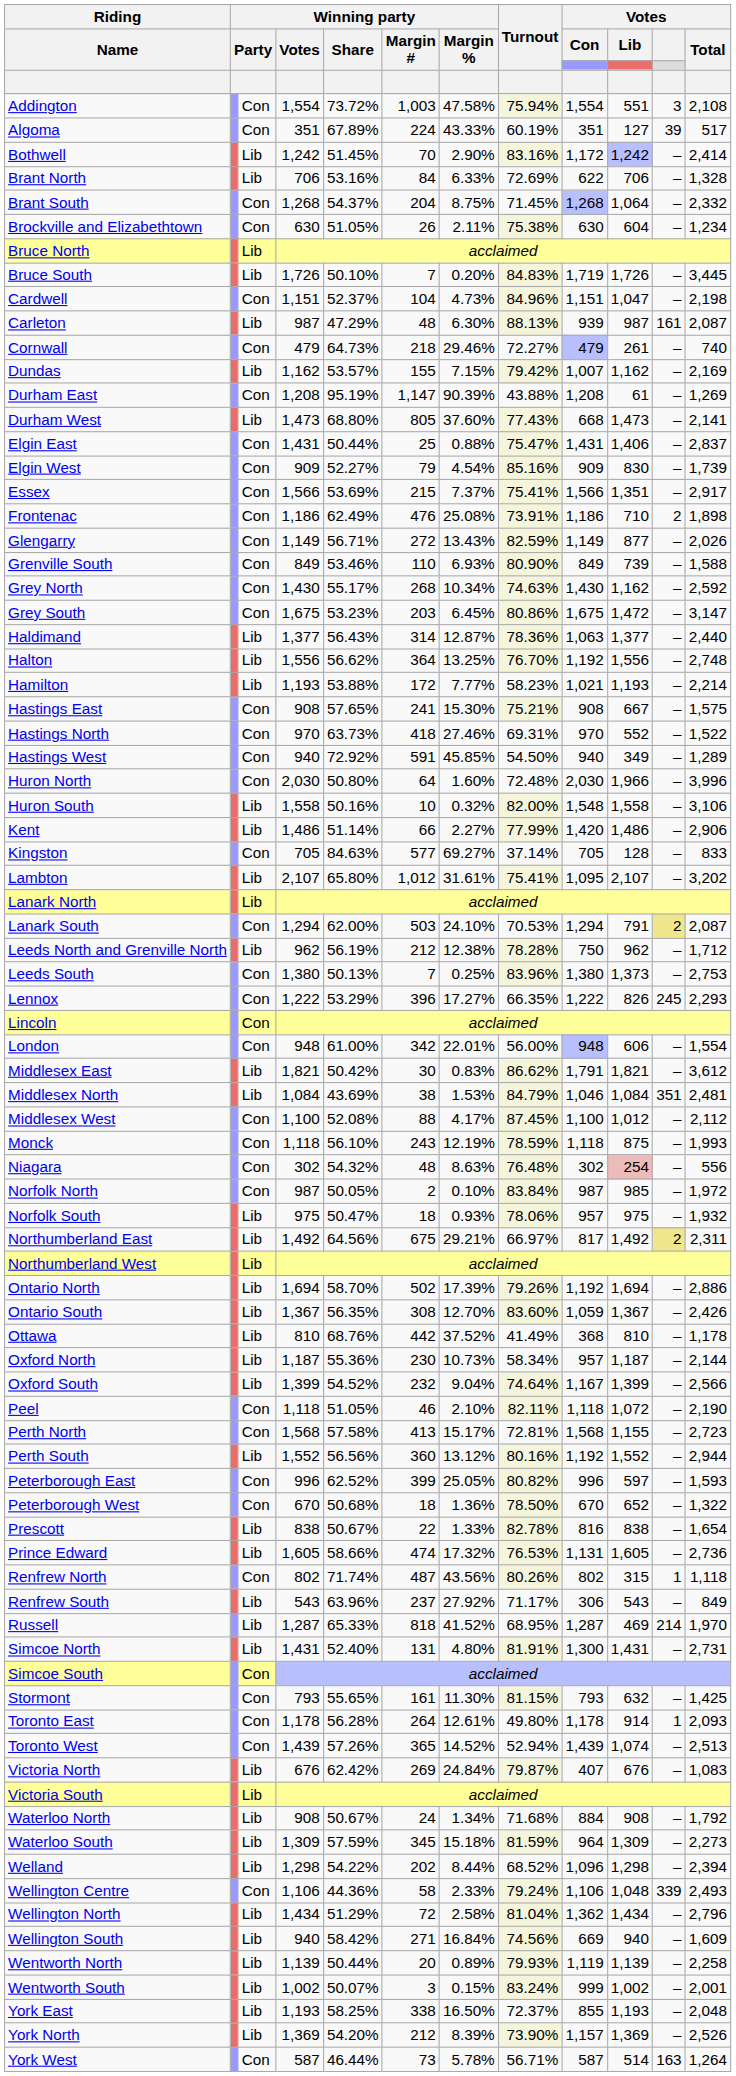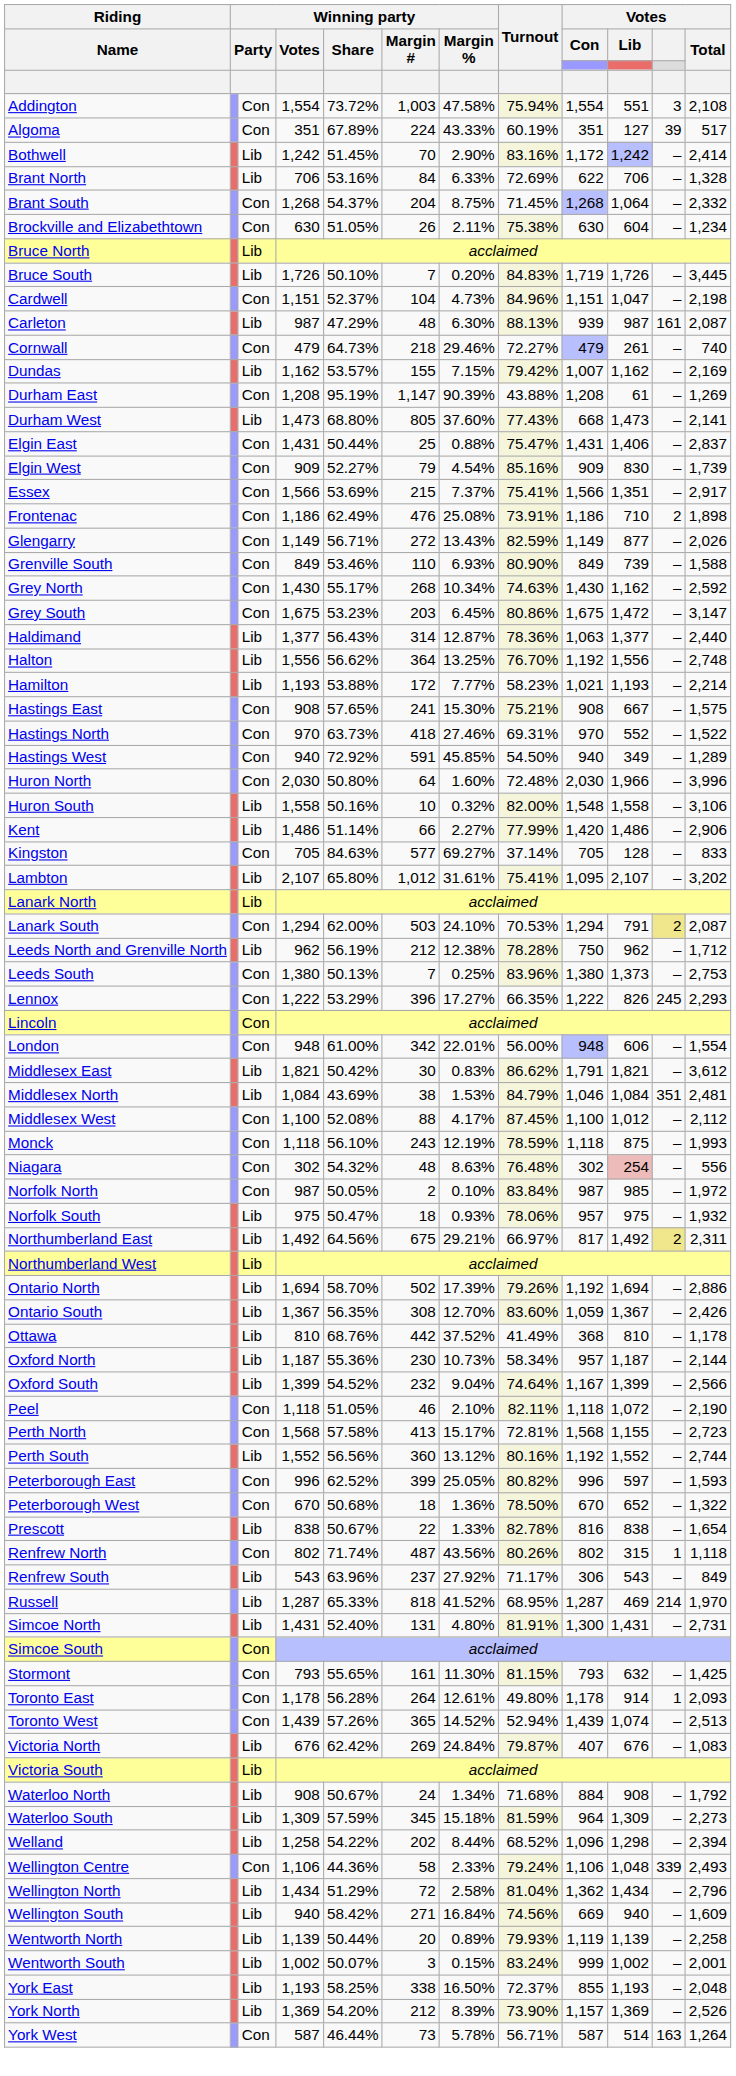(708, 1457) 2,944 -> (708, 1457) 2,744
- row: (58, 1553)
(301, 1867) 1,298 -> (301, 1843) 1,258
